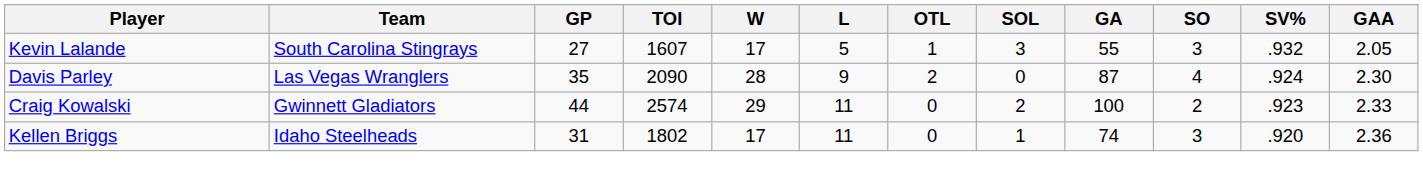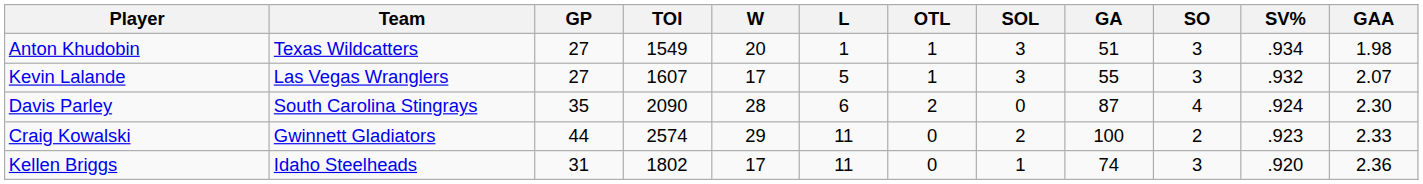+ row: (74, 48)
(376, 48) South Carolina Stingrays -> (361, 77) Las Vegas Wranglers
(1374, 48) 2.05 -> (1374, 77) 2.07
(361, 77) Las Vegas Wranglers -> (376, 106) South Carolina Stingrays
(844, 77) 9 -> (844, 106) 6
